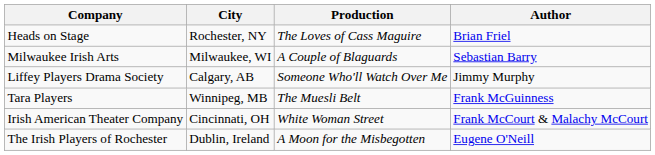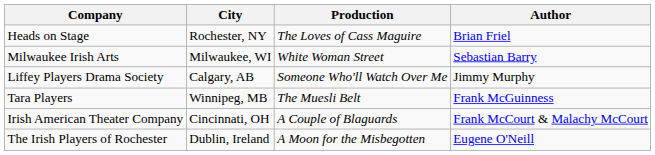(337, 56) A Couple of Blaguards -> (330, 56) White Woman Street
(330, 118) White Woman Street -> (337, 118) A Couple of Blaguards
